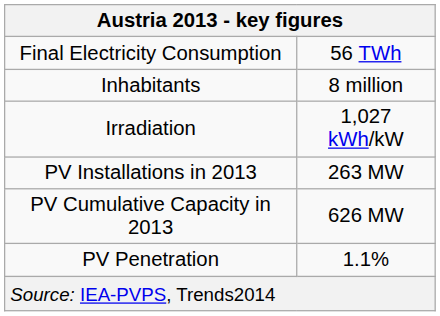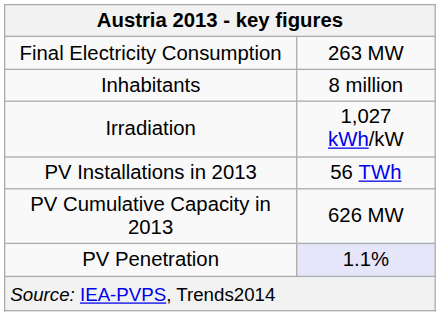(366, 52) 56 TWh -> (366, 52) 263 MW
(366, 172) 263 MW -> (366, 172) 56 TWh
(366, 259) no background -> (366, 259) lavender background
